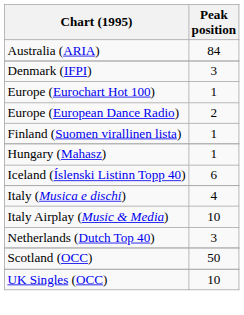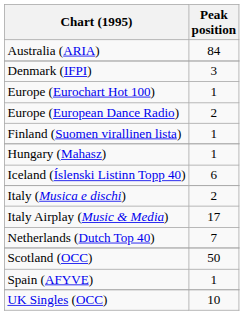(214, 196) 4 -> (214, 196) 2
(214, 216) 10 -> (214, 216) 17
(214, 237) 3 -> (214, 237) 7
+ row: (50, 279)
